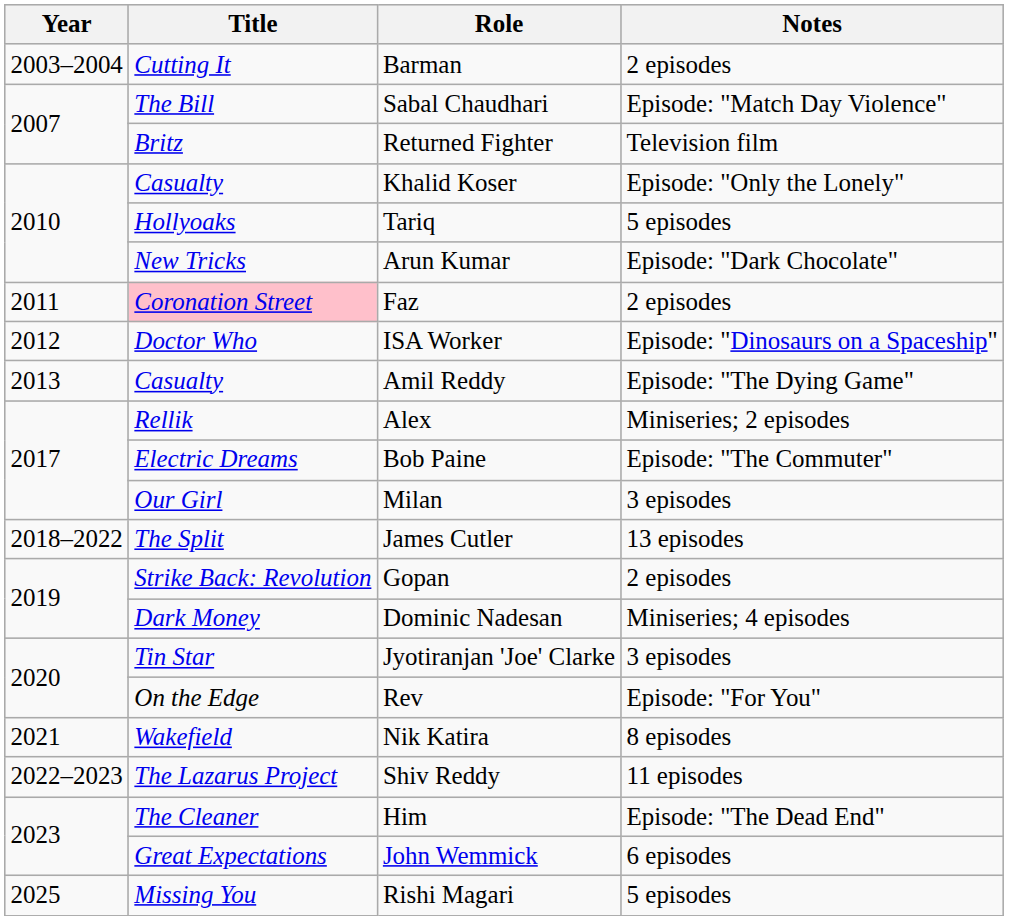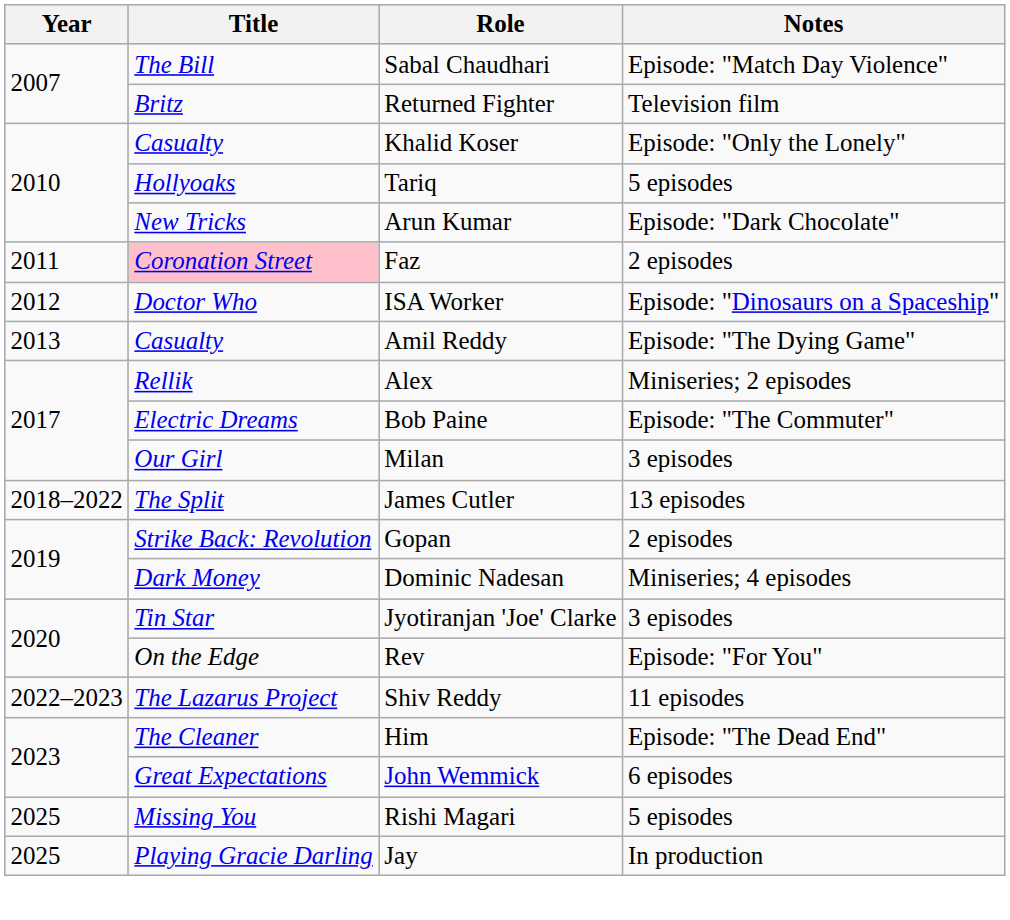- row: (422, 63)
- row: (436, 736)
+ row: (401, 855)
